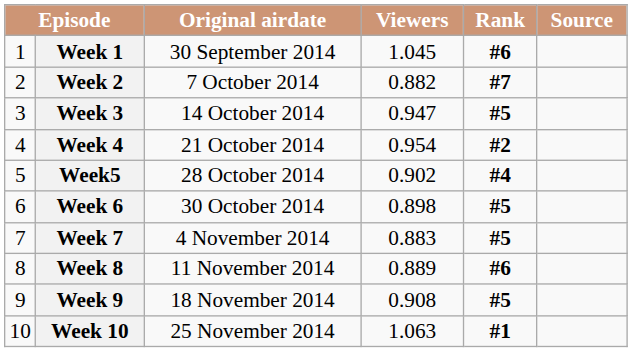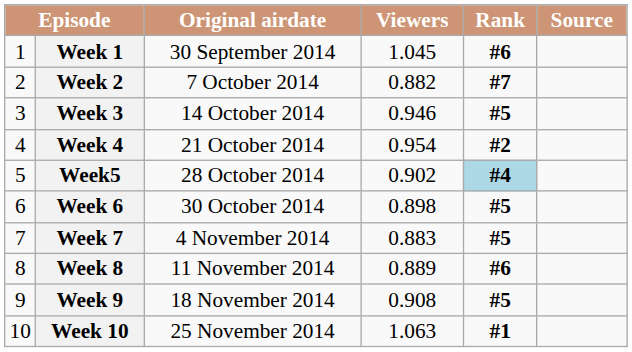(412, 113) 0.947 -> (412, 113) 0.946
(500, 175) no background -> (500, 175) lightblue background
